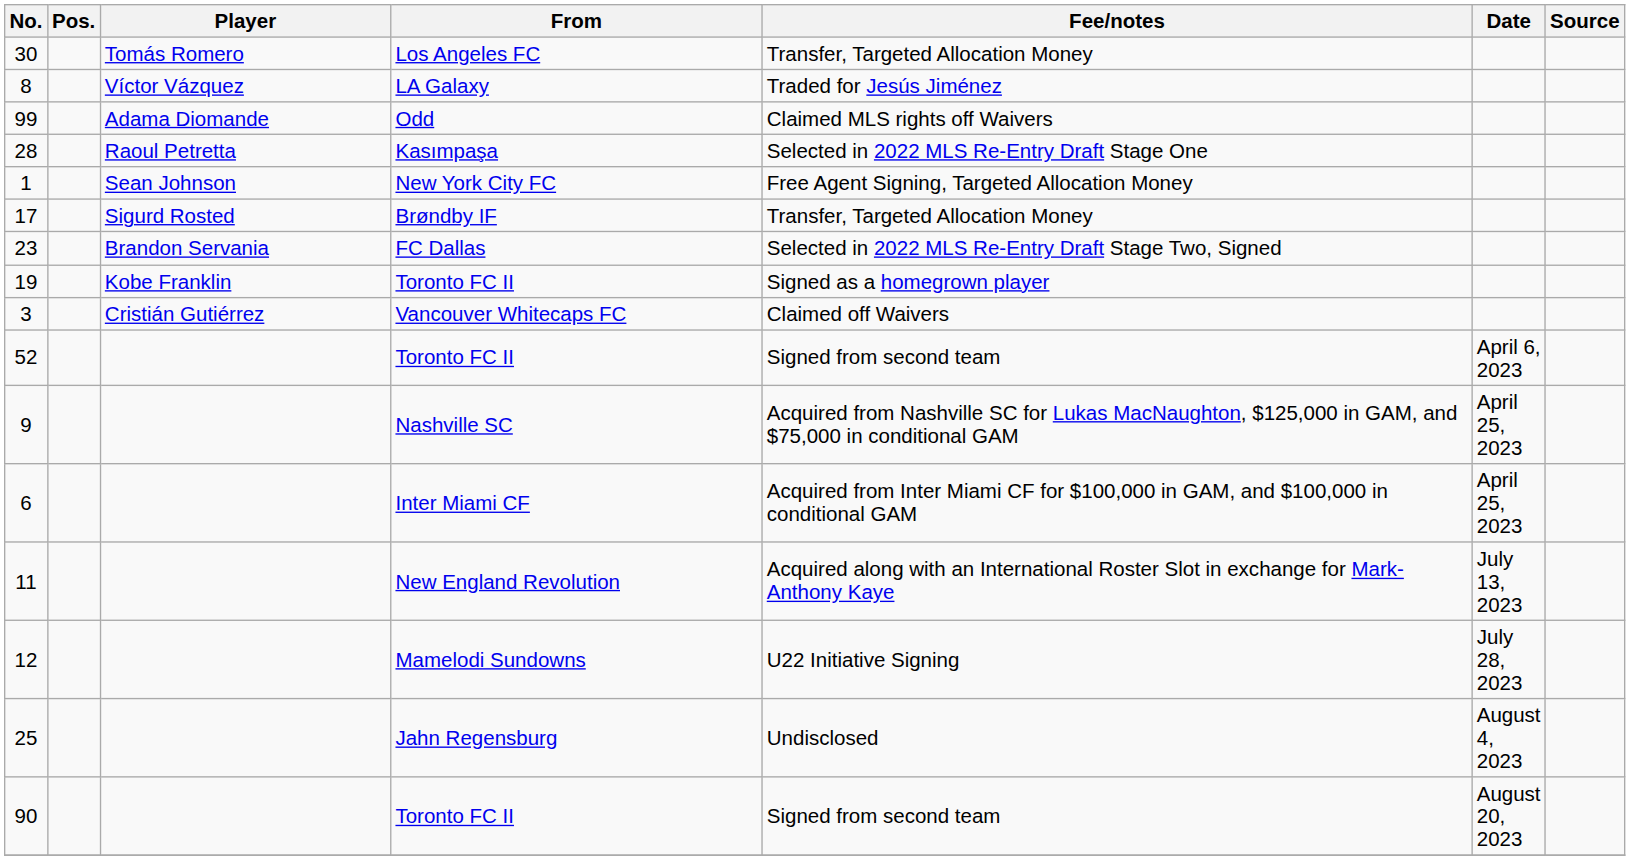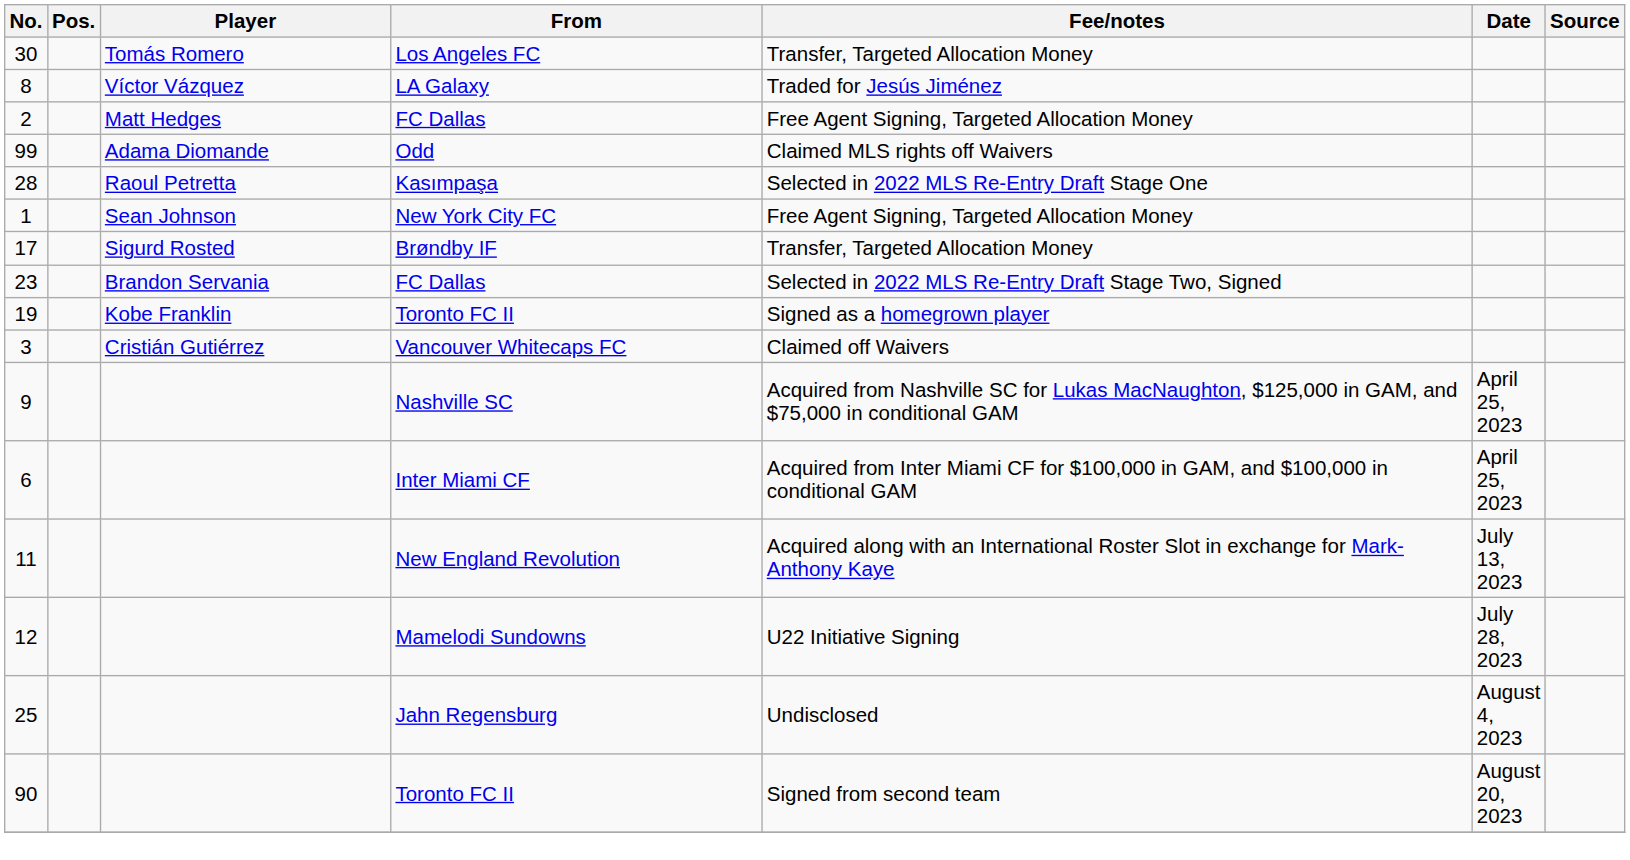+ row: (26, 119)
- row: (26, 357)
